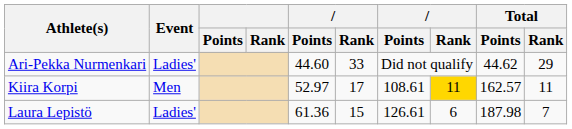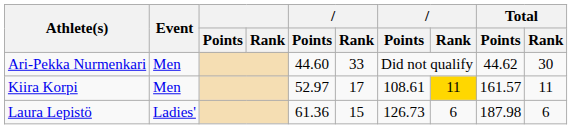(175, 64) Ladies' -> (167, 64) Men
(546, 64) 29 -> (546, 64) 30
(501, 87) 162.57 -> (501, 87) 161.57
(404, 111) 126.61 -> (404, 111) 126.73
(546, 111) 7 -> (546, 111) 6
